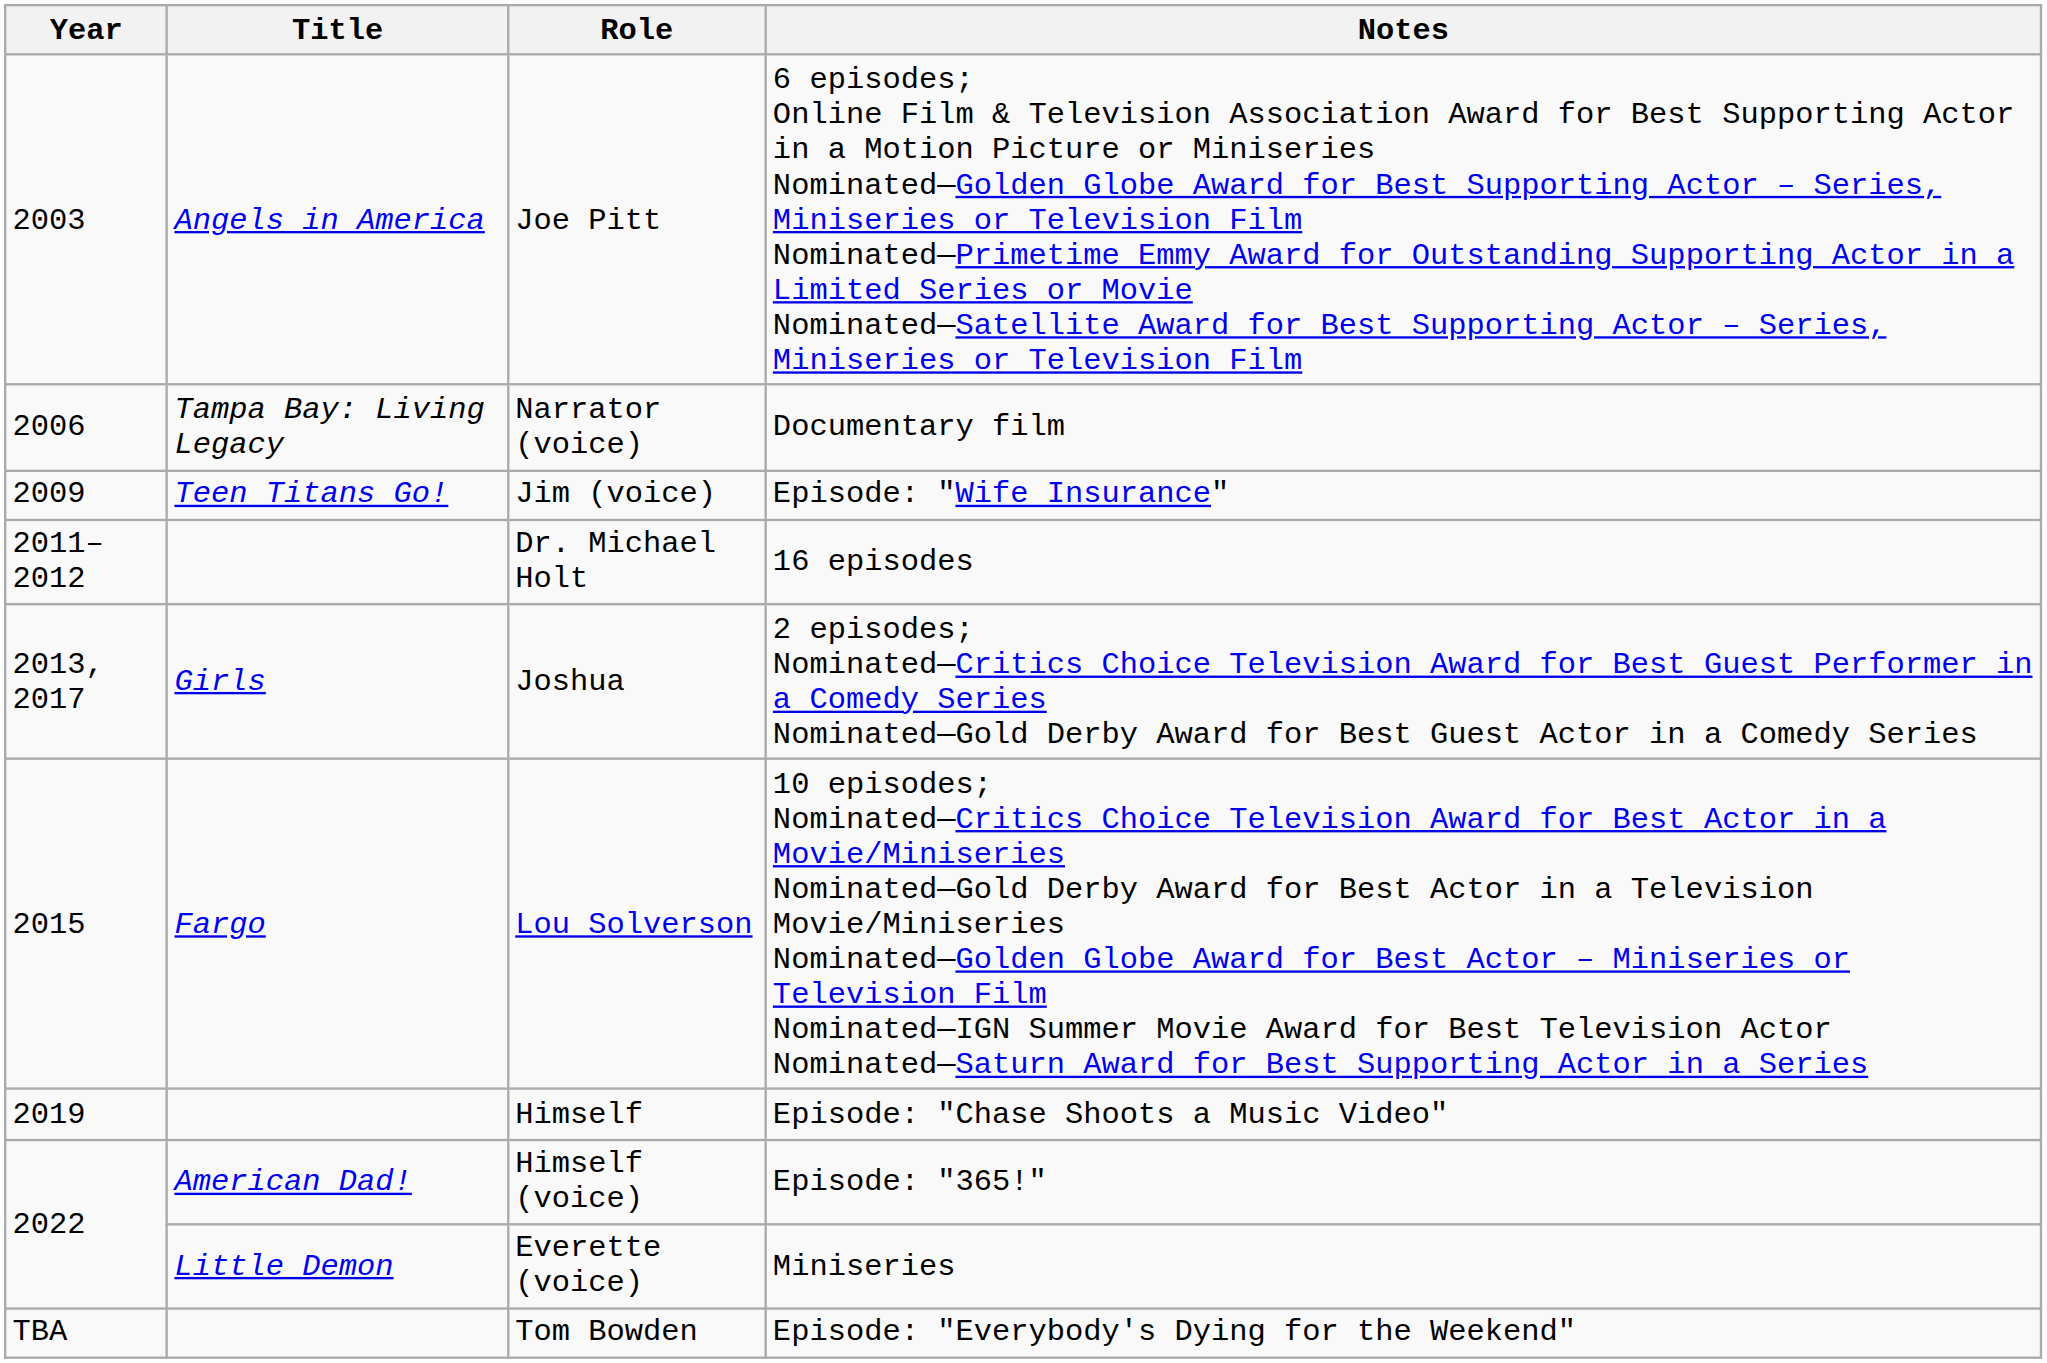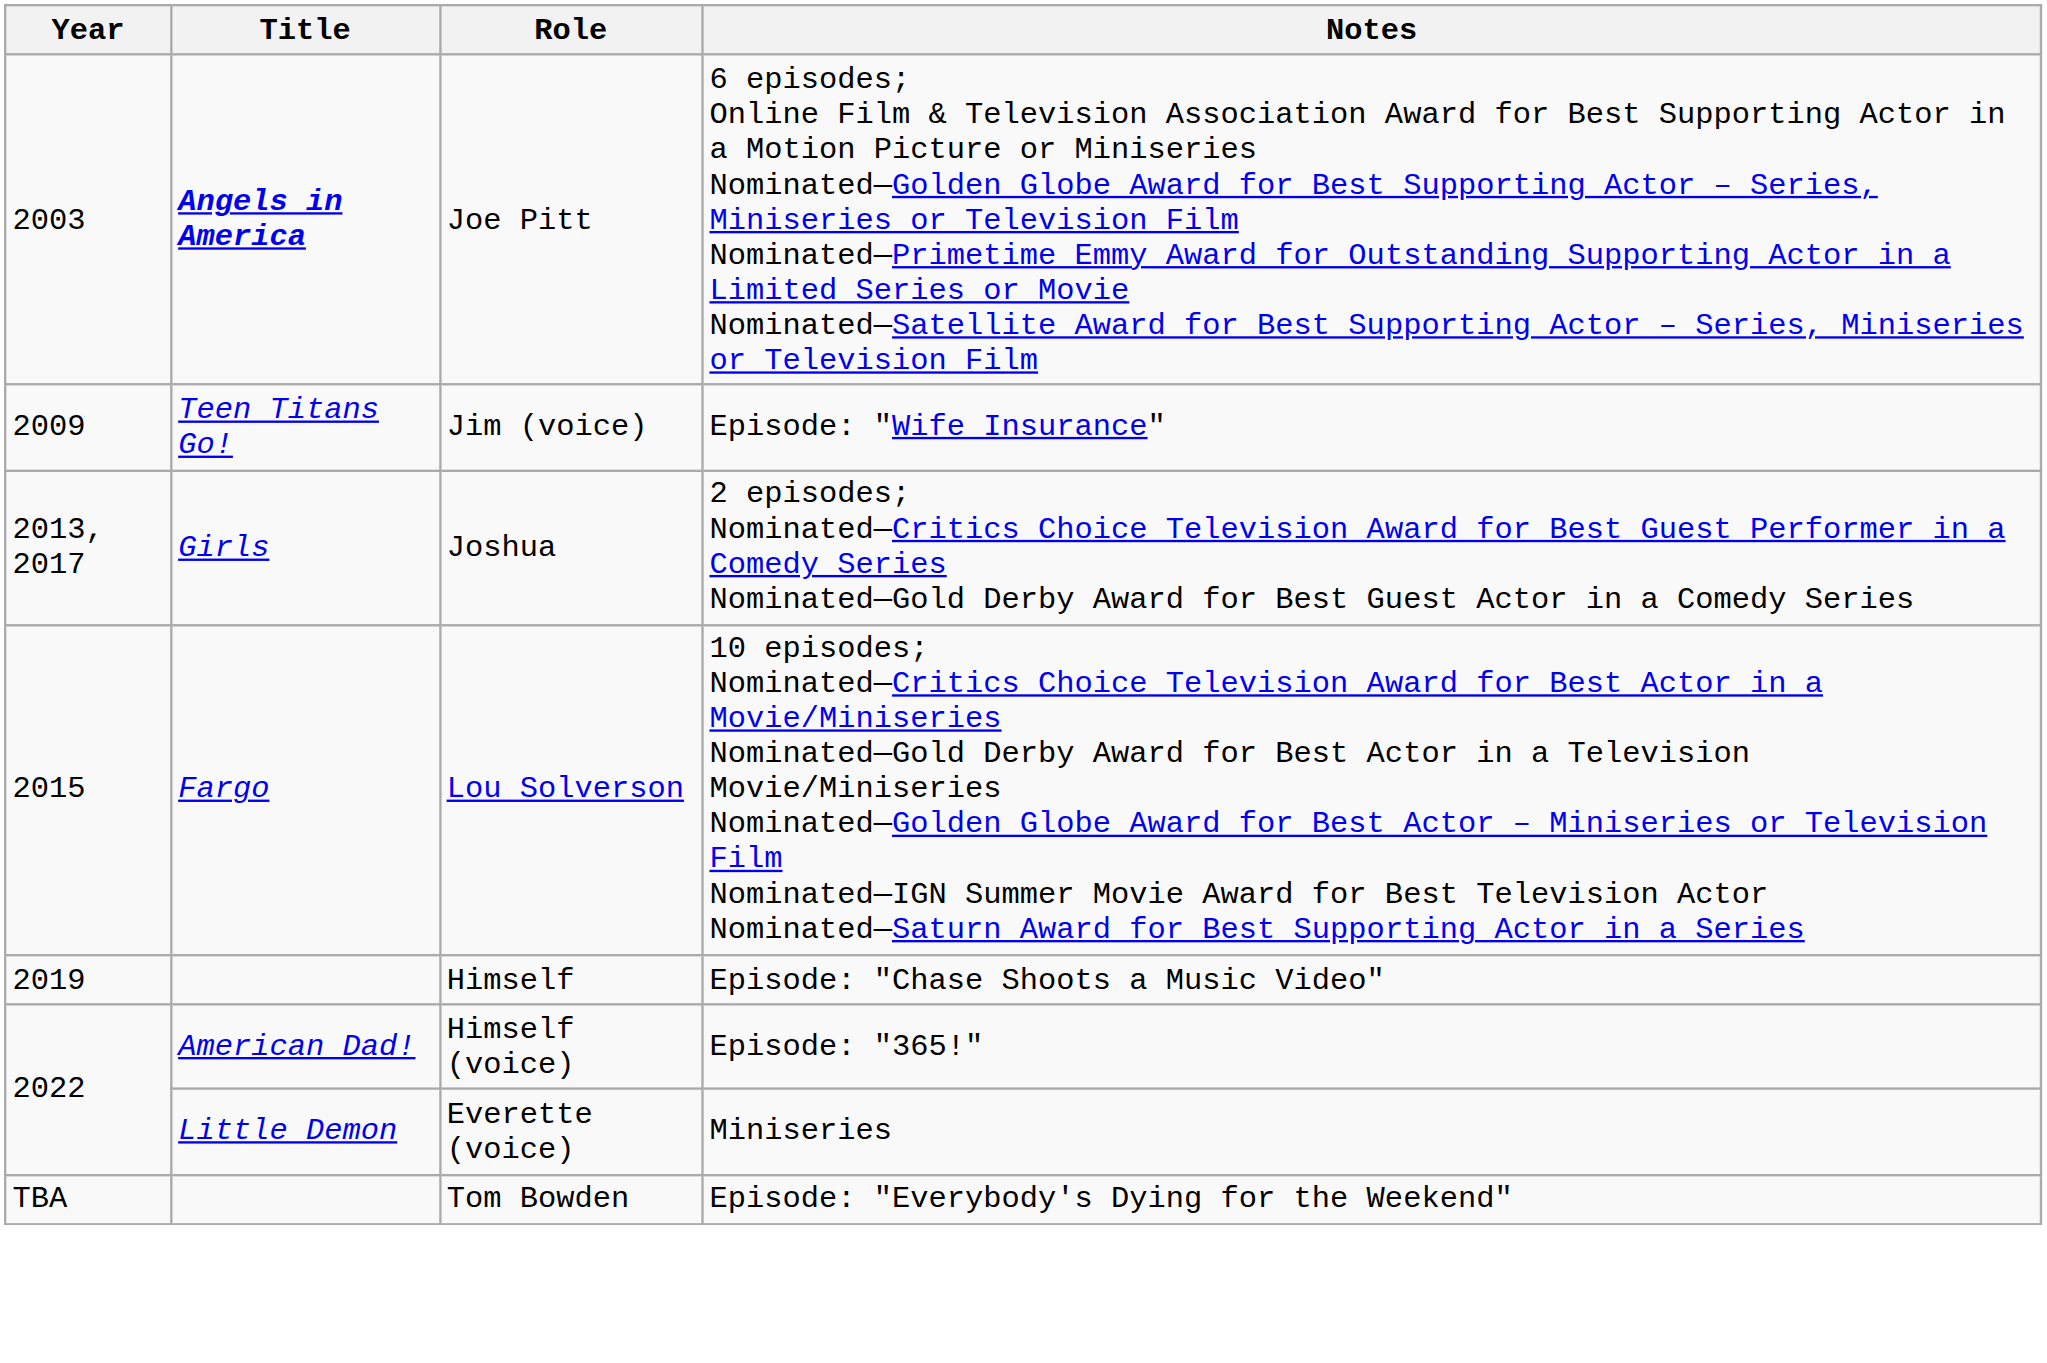(330, 220) normal -> (260, 220) bold
- row: (588, 427)
- row: (616, 562)
